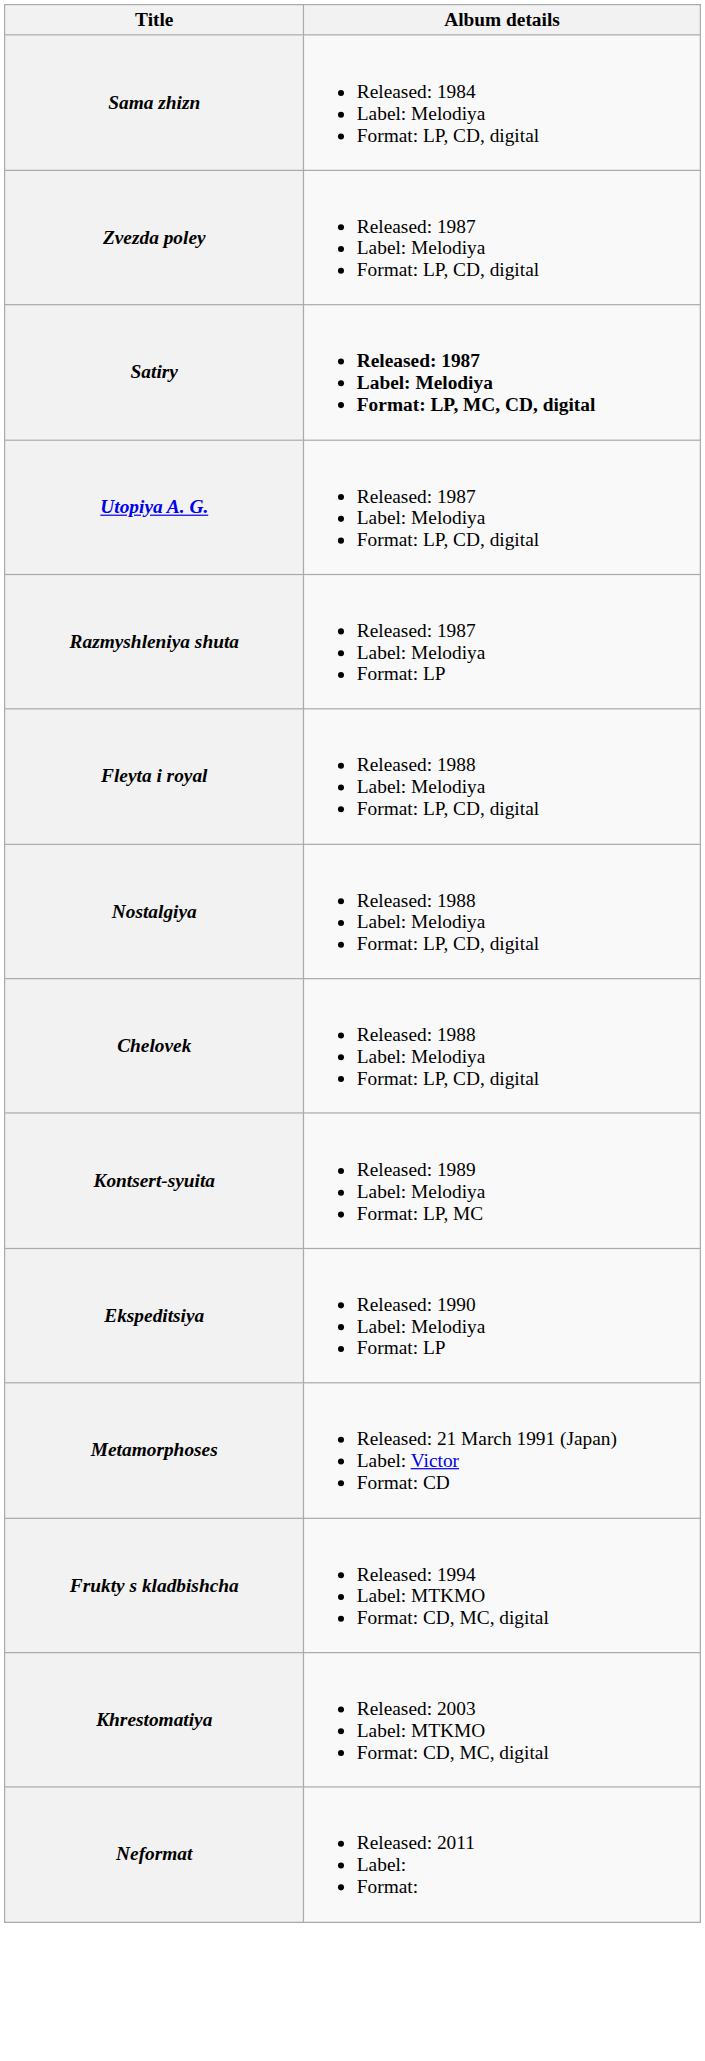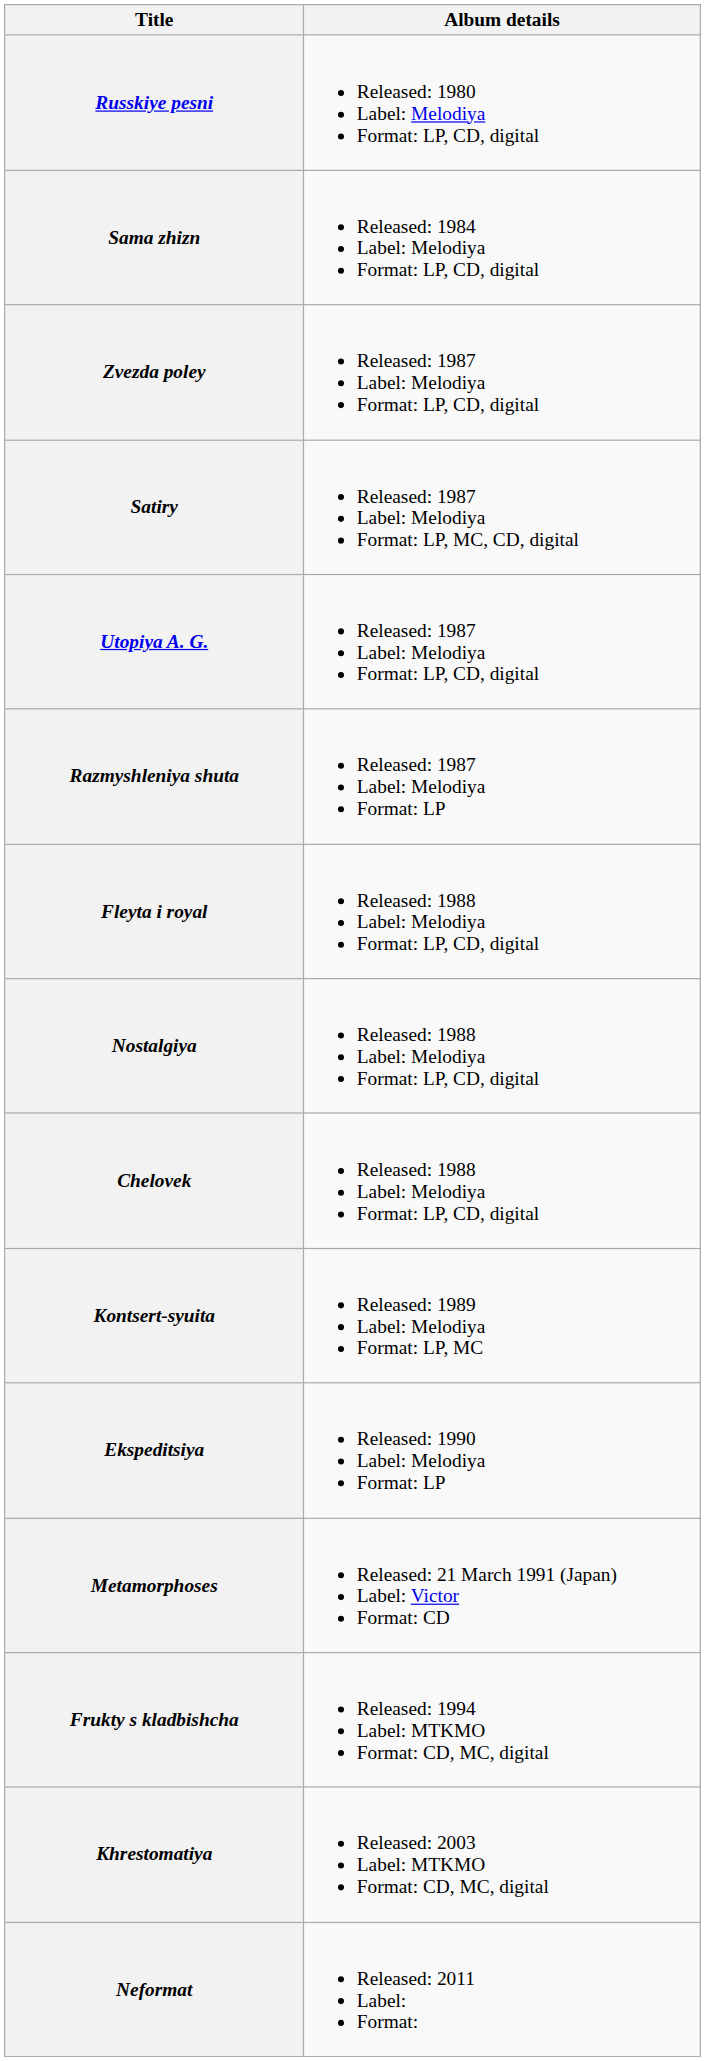+ row: (154, 102)
(502, 383) bold -> (502, 518) normal
